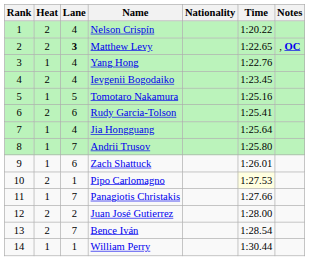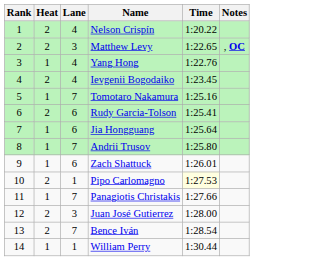- column: (210, 12)
(74, 46) bold -> (74, 46) normal
(74, 96) 5 -> (74, 96) 7
(74, 130) 4 -> (74, 130) 6
(74, 213) 2 -> (74, 213) 3
